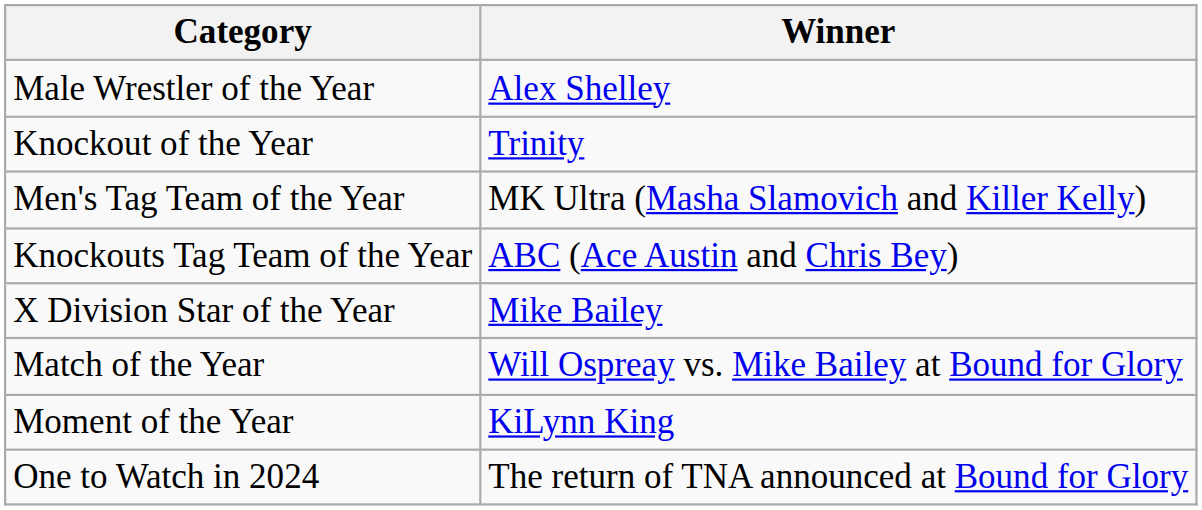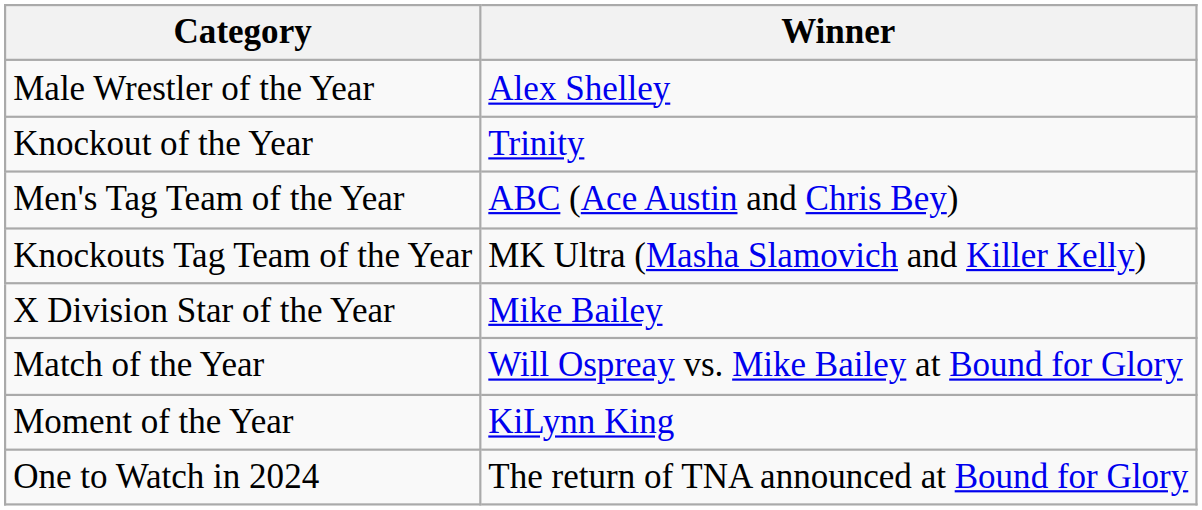(817, 198) MK Ultra (Masha Slamovich and Killer Kelly) -> (723, 198) ABC (Ace Austin and Chris Bey)
(723, 254) ABC (Ace Austin and Chris Bey) -> (817, 254) MK Ultra (Masha Slamovich and Killer Kelly)
